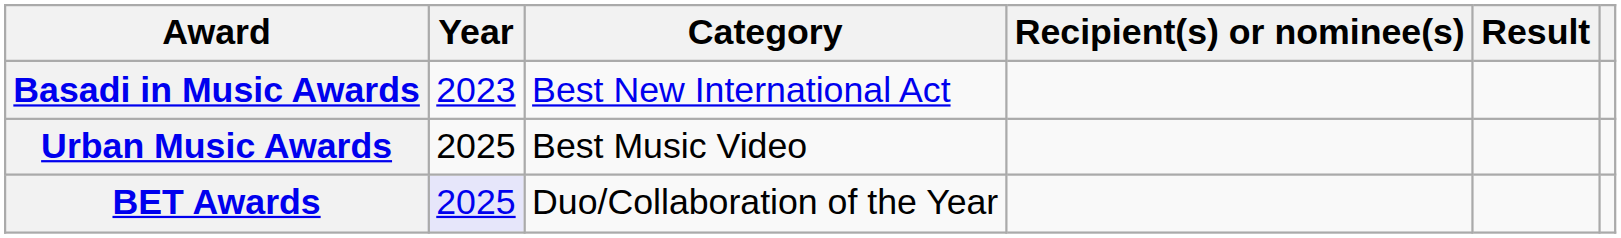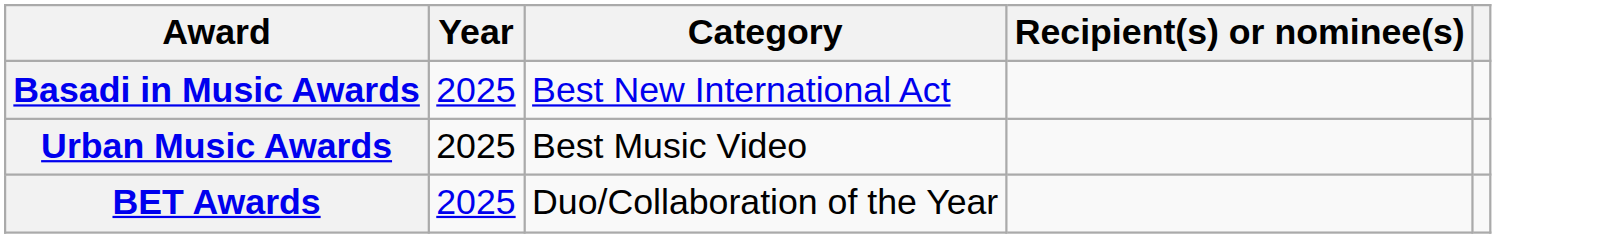- column: (1536, 32)
(476, 89) 2023 -> (476, 89) 2025
(476, 202) lavender background -> (476, 202) no background
